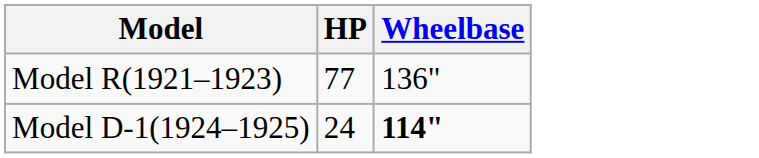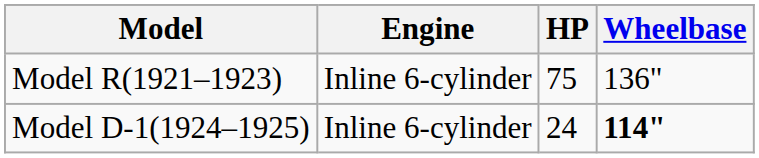+ column: (428, 29)
(339, 78) 77 -> (561, 78) 75
